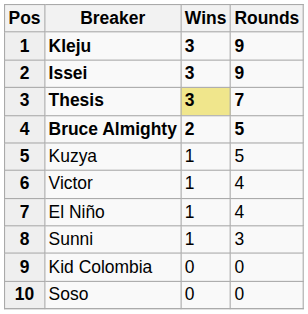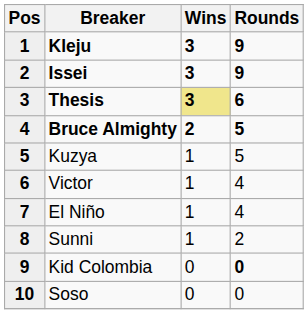(239, 101) 7 -> (239, 101) 6
(239, 239) 3 -> (239, 239) 2
(239, 267) normal -> (239, 267) bold
